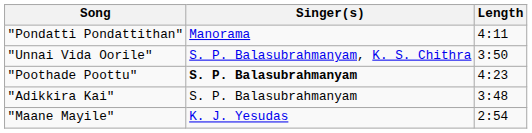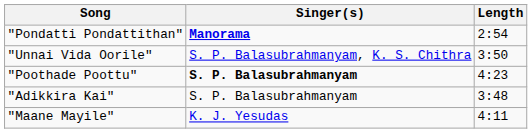(220, 36) normal -> (220, 36) bold
(493, 36) 4:11 -> (493, 36) 2:54
(493, 118) 2:54 -> (493, 118) 4:11
